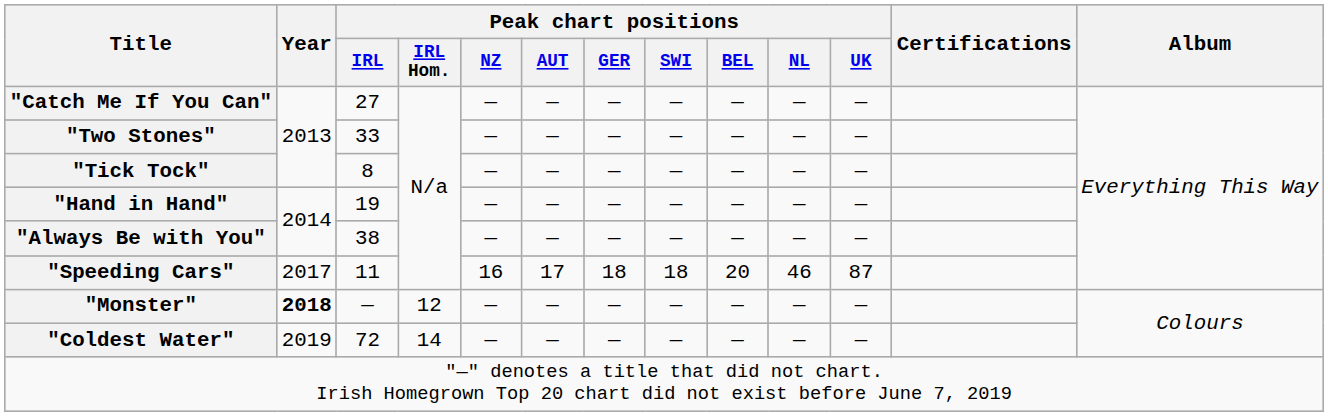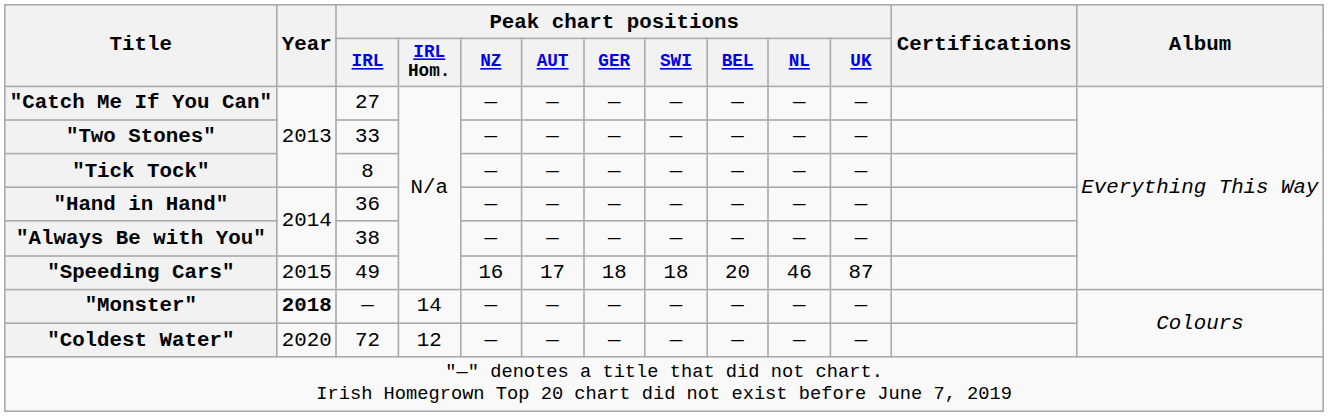(368, 204) 19 -> (368, 204) 36
(307, 272) 2017 -> (307, 272) 2015
(368, 272) 11 -> (368, 272) 49
(429, 306) 12 -> (429, 306) 14
(307, 340) 2019 -> (307, 340) 2020
(429, 340) 14 -> (429, 340) 12
